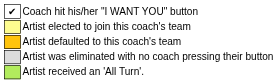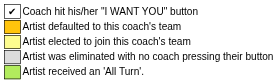rows swapped: (102, 42) <-> (107, 27)
